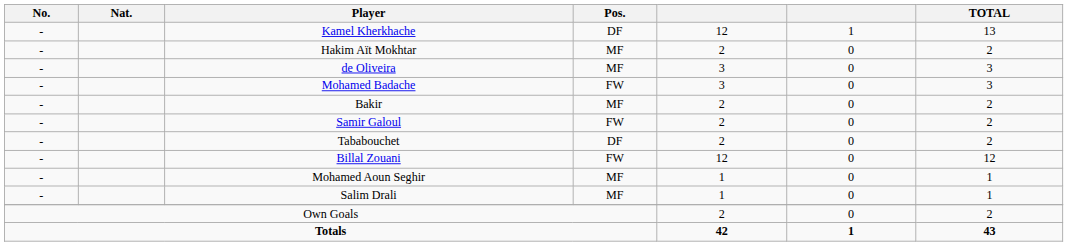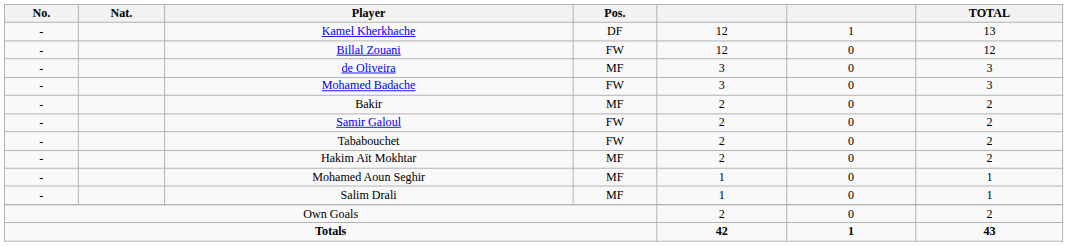rows swapped: (369, 158) <-> (369, 49)
(615, 140) DF -> (615, 140) FW
